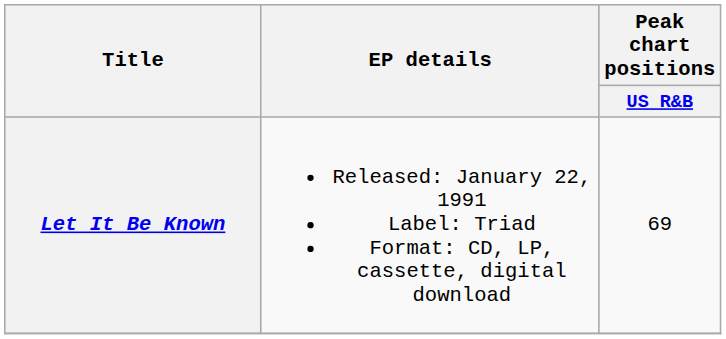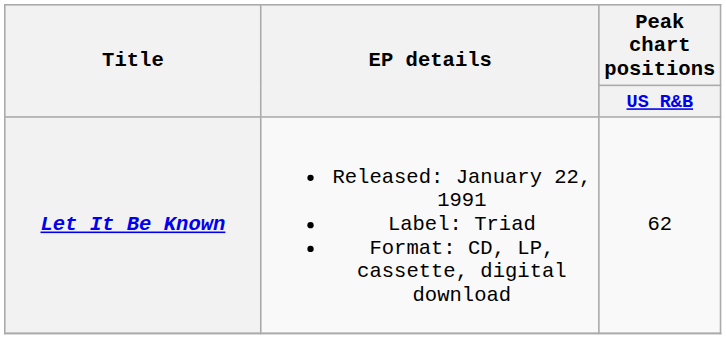(660, 225) 69 -> (660, 225) 62
